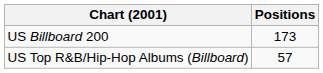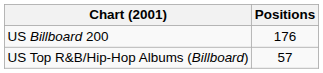(285, 36) 173 -> (285, 36) 176
